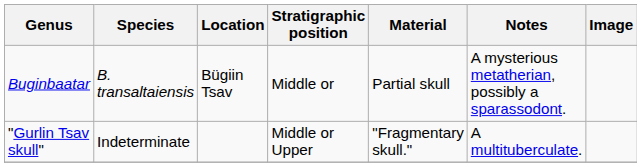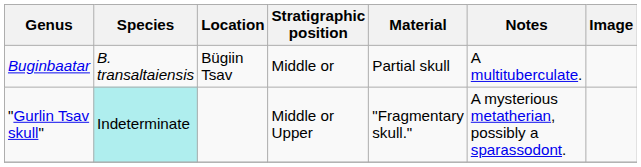(519, 83) A mysterious metatherian, possibly a sparassodont. -> (527, 66) A multituberculate.
(143, 141) no background -> (143, 124) paleturquoise background
(527, 141) A multituberculate. -> (519, 124) A mysterious metatherian, possibly a sparassodont.
